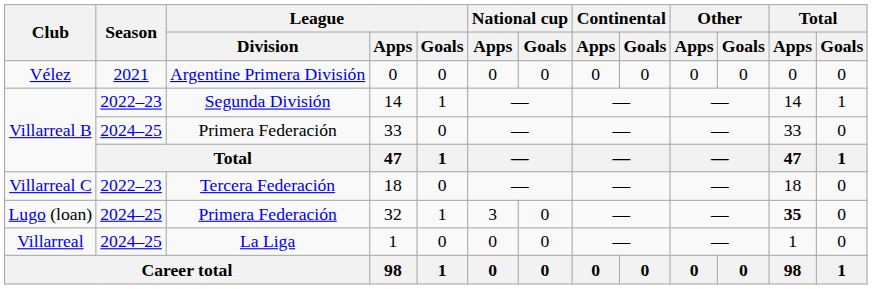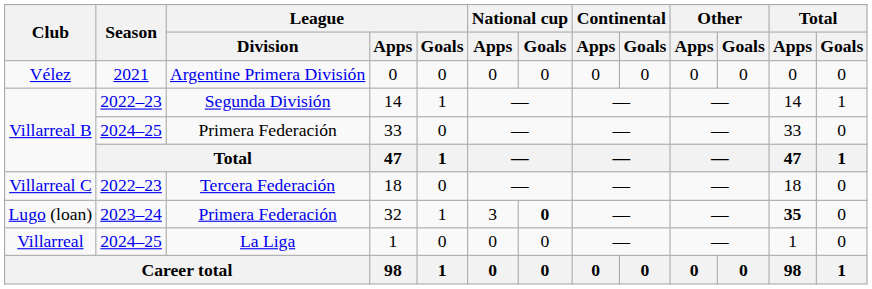(131, 213) 2024–25 -> (131, 213) 2023–24
(545, 213) normal -> (545, 213) bold
